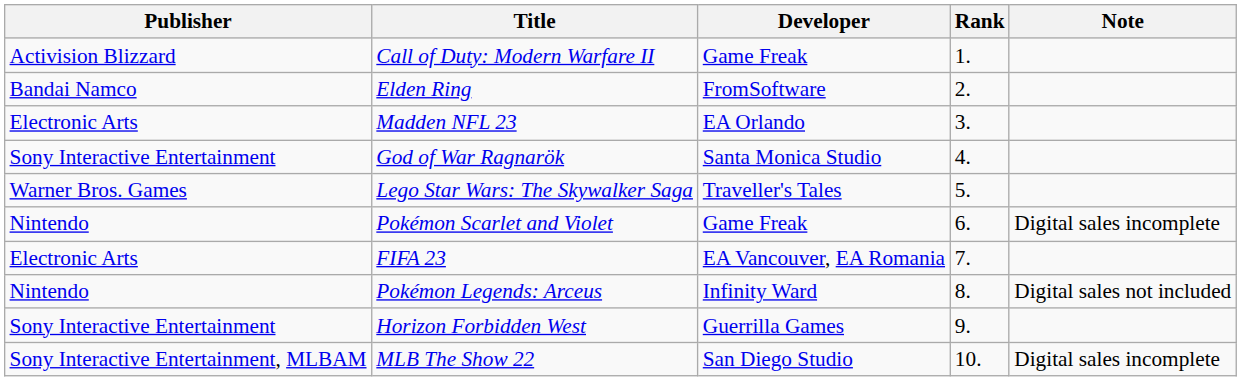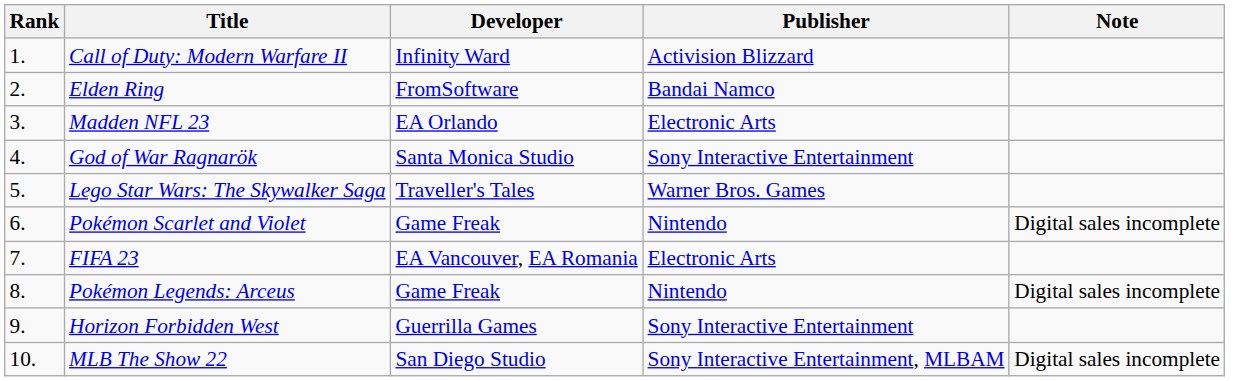columns swapped: (980, 21) <-> (188, 21)
(755, 55) Game Freak -> (453, 55) Infinity Ward
(760, 291) Infinity Ward -> (448, 291) Game Freak
(1123, 291) Digital sales not included -> (1117, 291) Digital sales incomplete
